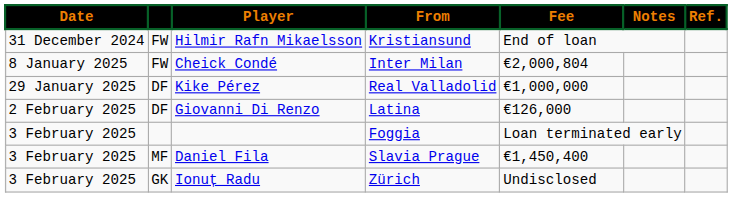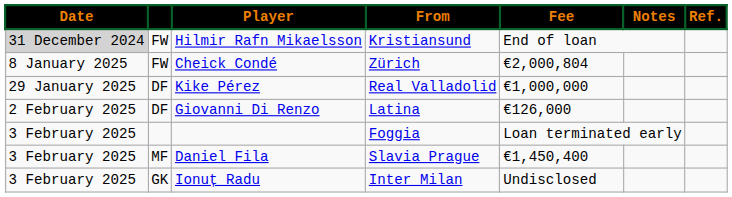(76, 41) no background -> (76, 41) lightgrey background
(416, 64) Inter Milan -> (394, 64) Zürich
(394, 180) Zürich -> (416, 180) Inter Milan
